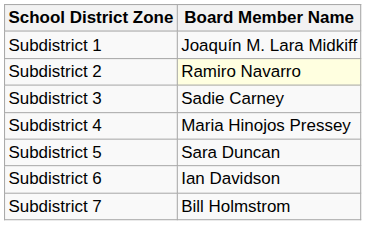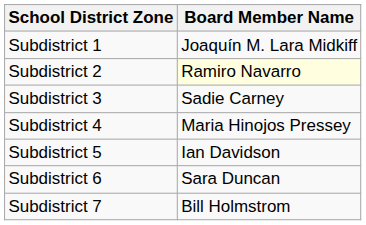(231, 152) Sara Duncan -> (231, 152) Ian Davidson
(231, 179) Ian Davidson -> (231, 179) Sara Duncan
